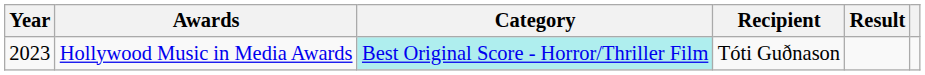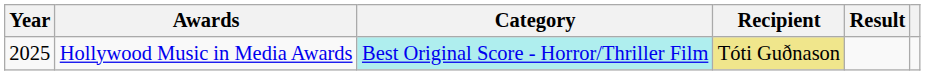(30, 53) 2023 -> (30, 53) 2025
(779, 53) no background -> (779, 53) khaki background
